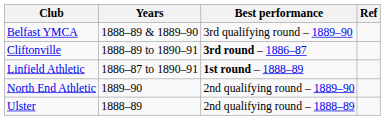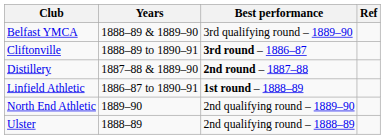+ row: (29, 69)
